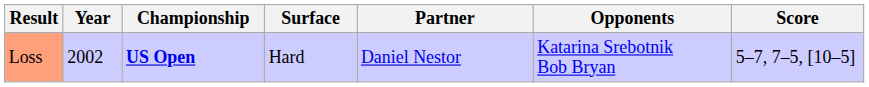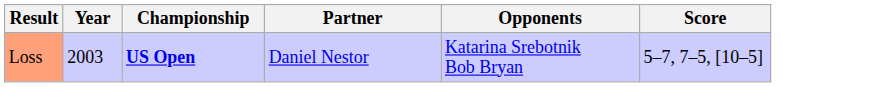- column: (311, 18)
(85, 57) 2002 -> (85, 57) 2003
